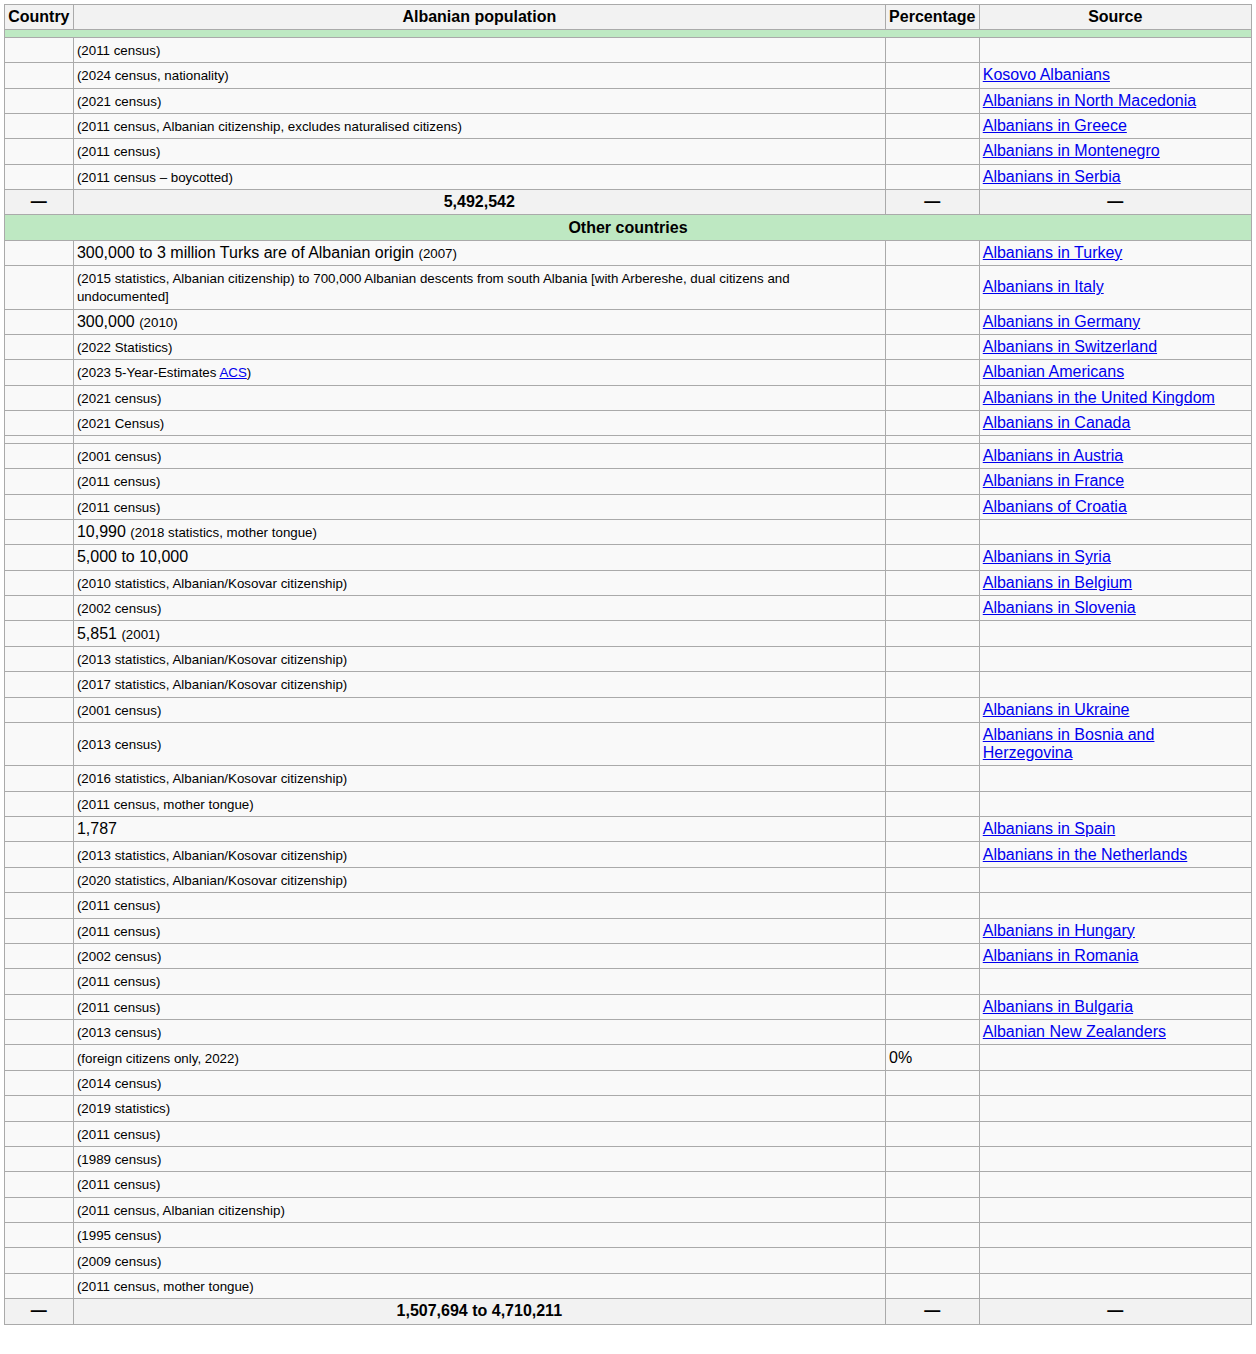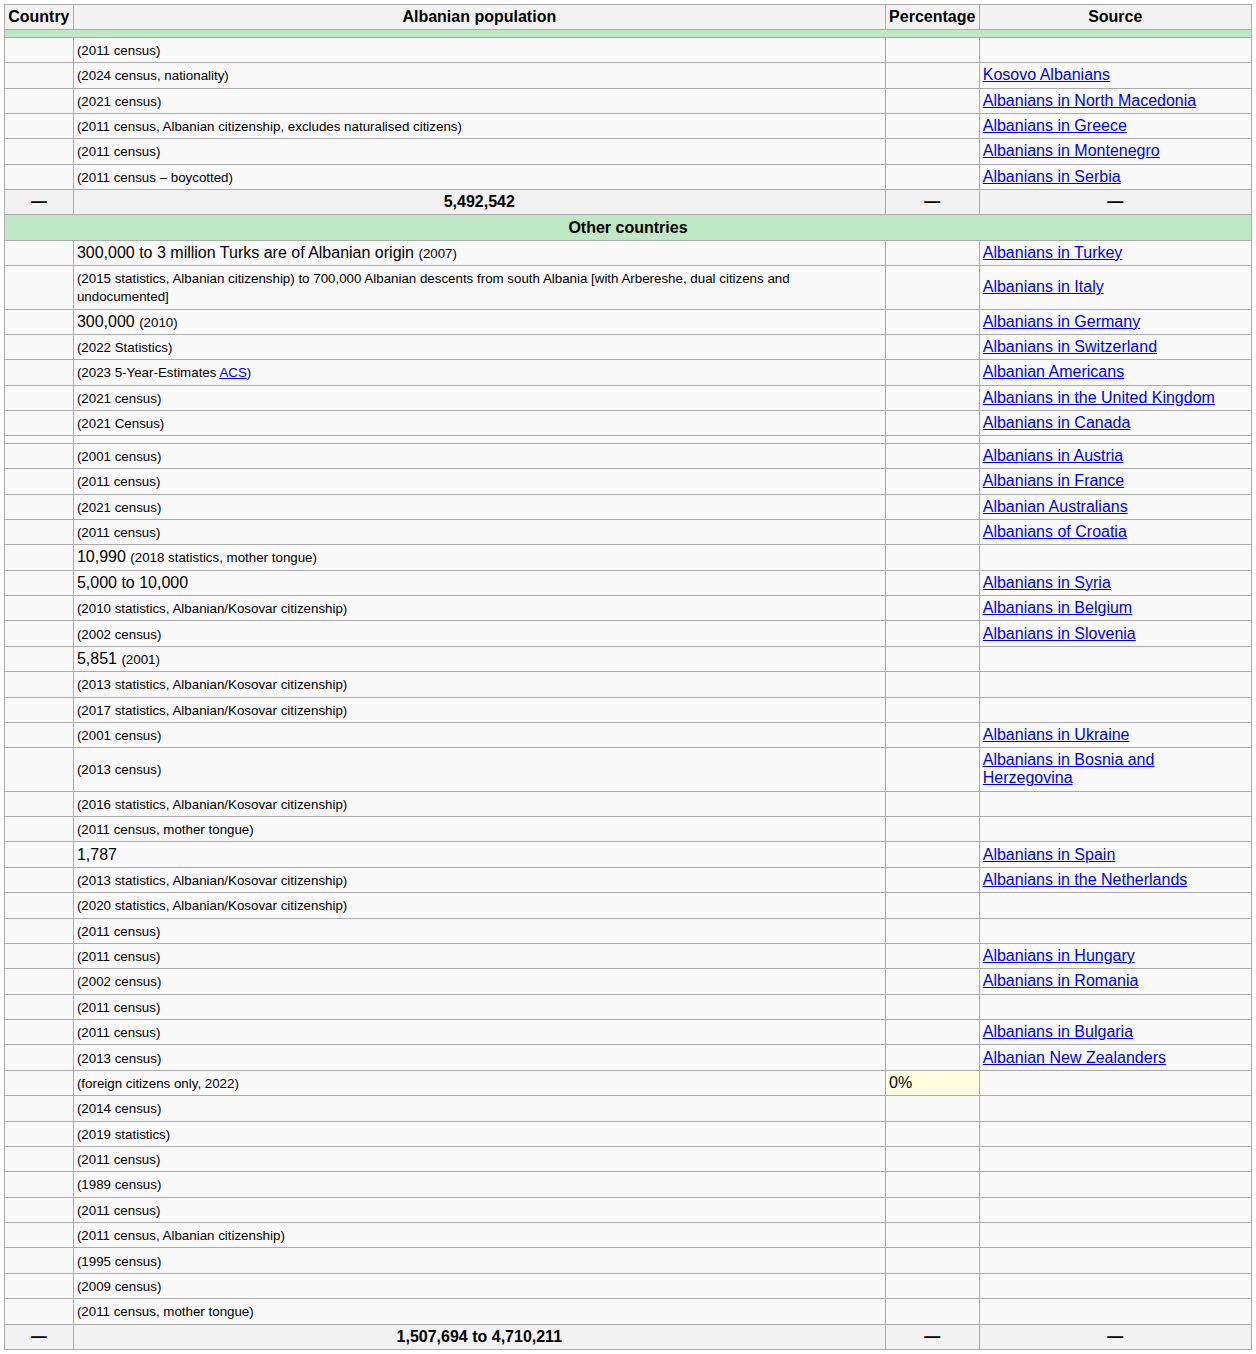+ row: (119, 507)
(901, 1057) no background -> (901, 1082) lightyellow background
